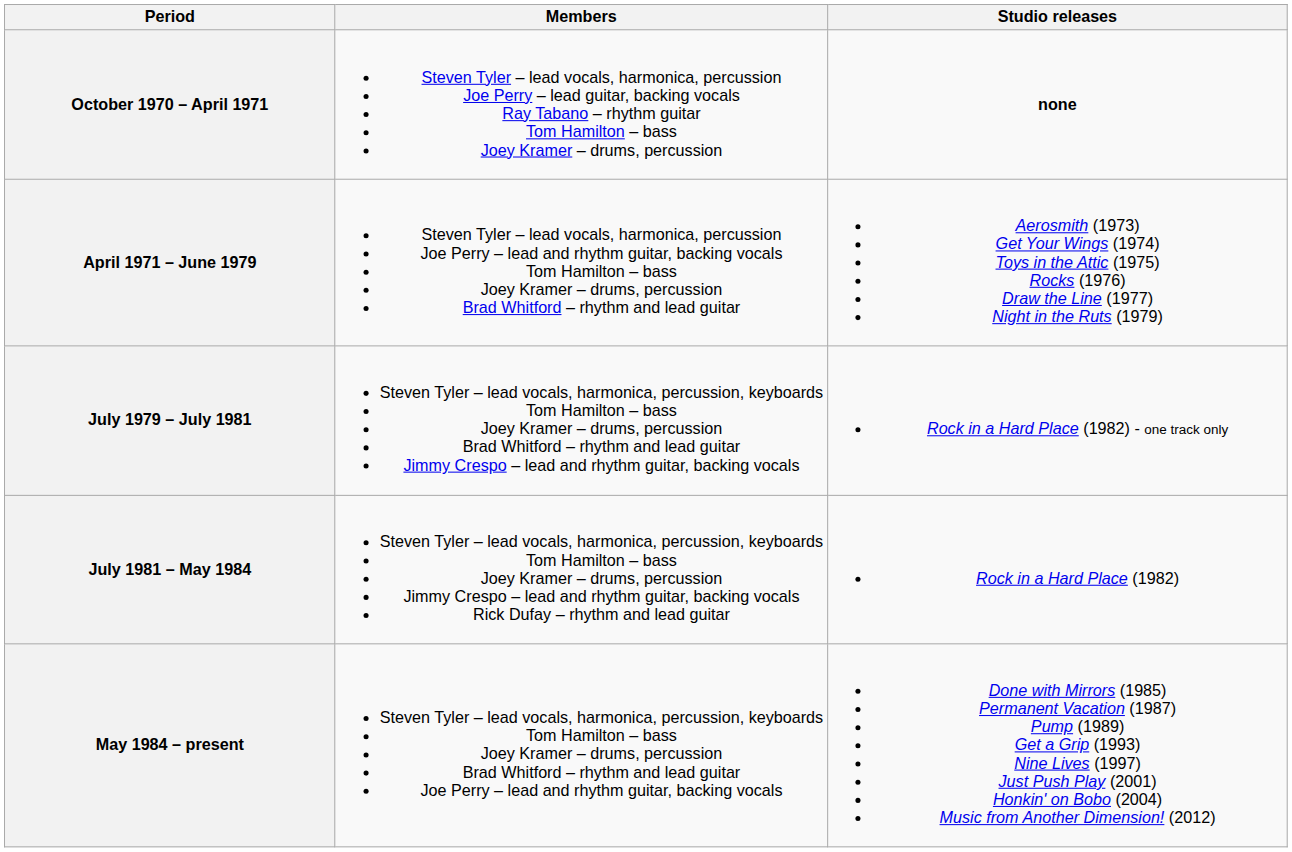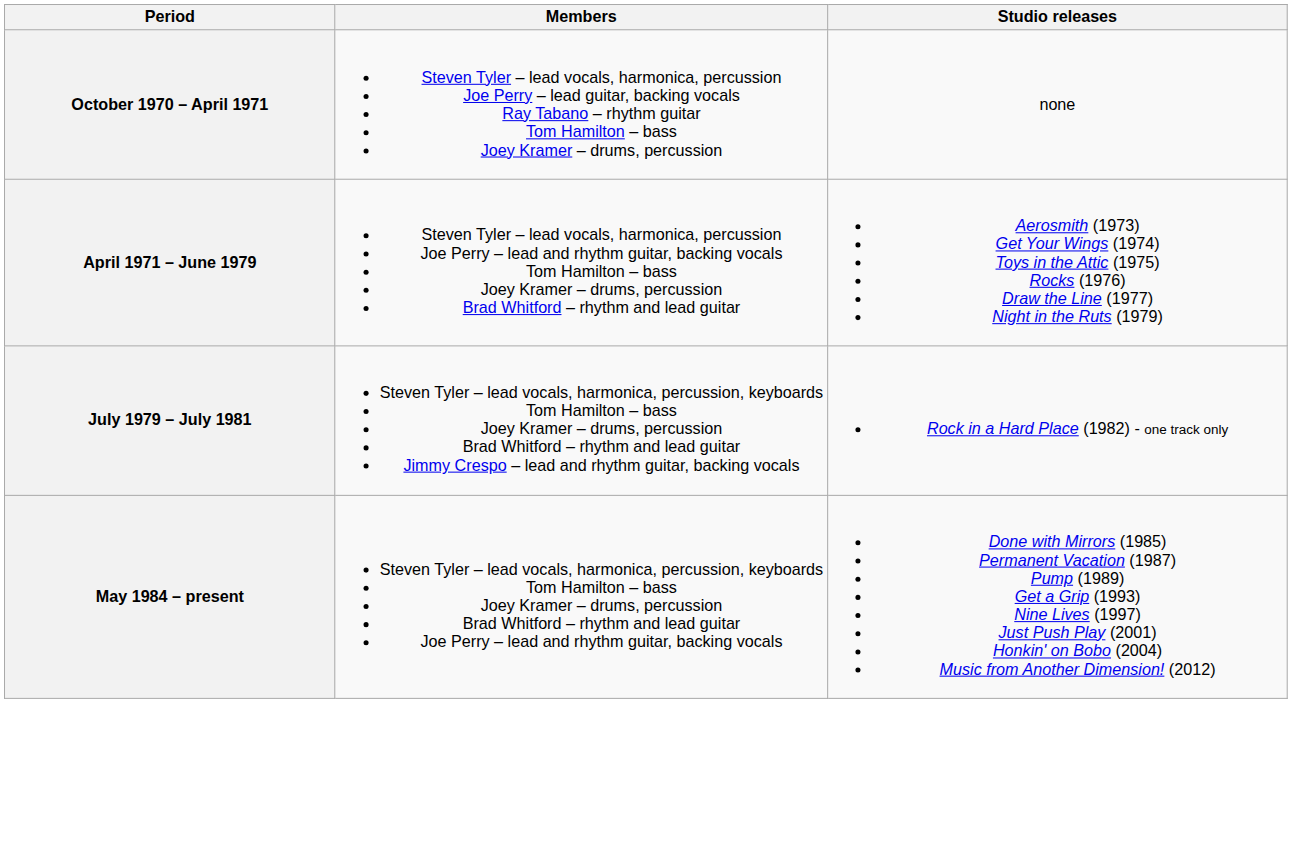(1057, 104) bold -> (1057, 104) normal
- row: (170, 569)
